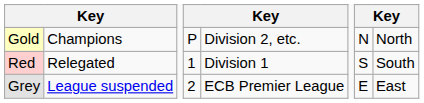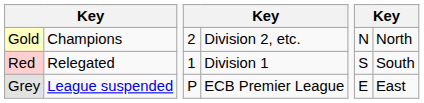(192, 39) P -> (191, 39) 2
(191, 86) 2 -> (192, 86) P
